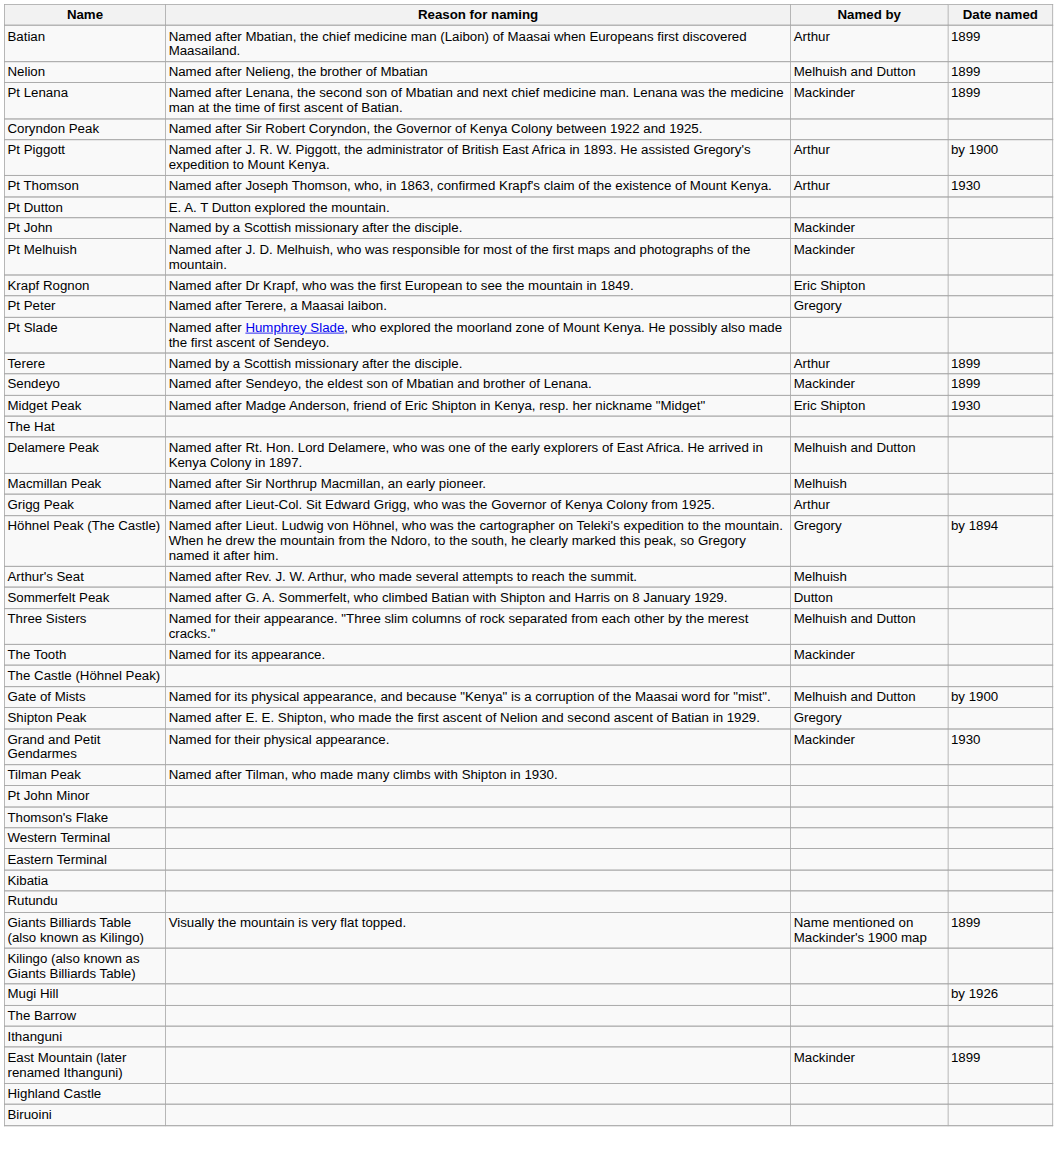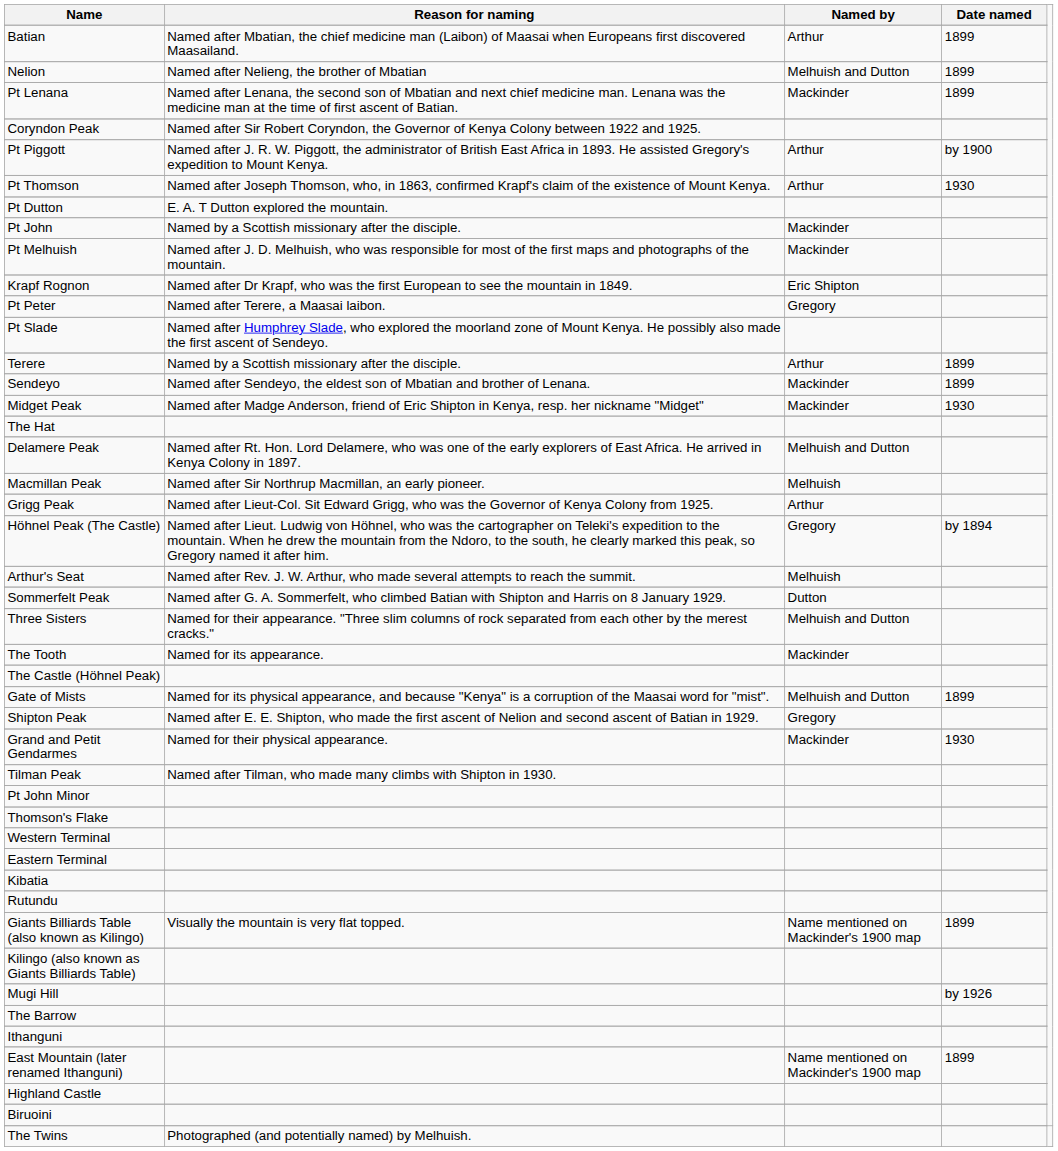(830, 405) Eric Shipton -> (818, 405) Mackinder
(975, 697) by 1900 -> (960, 697) 1899
(824, 1057) Mackinder -> (854, 1065) Name mentioned on Mackinder's 1900 map
+ row: (38, 1135)
